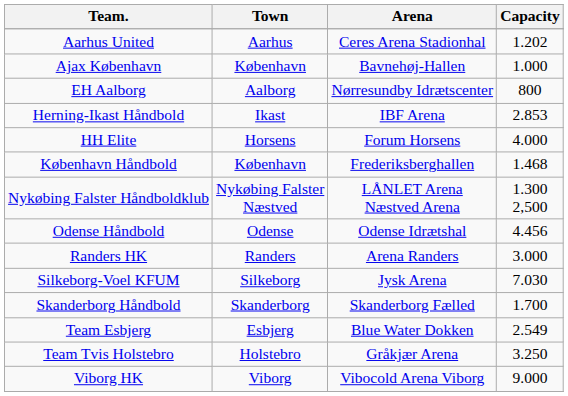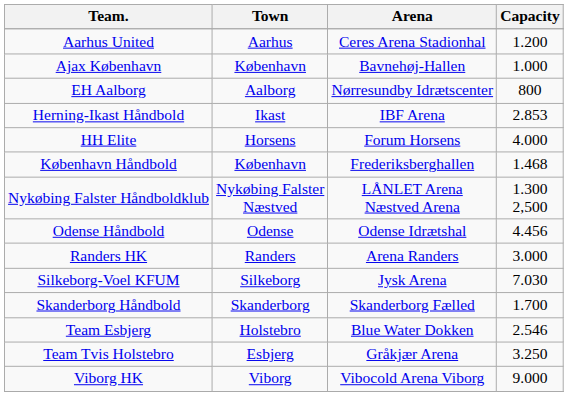(530, 41) 1.202 -> (530, 41) 1.200
(270, 329) Esbjerg -> (270, 329) Holstebro
(530, 329) 2.549 -> (530, 329) 2.546
(270, 354) Holstebro -> (270, 354) Esbjerg
